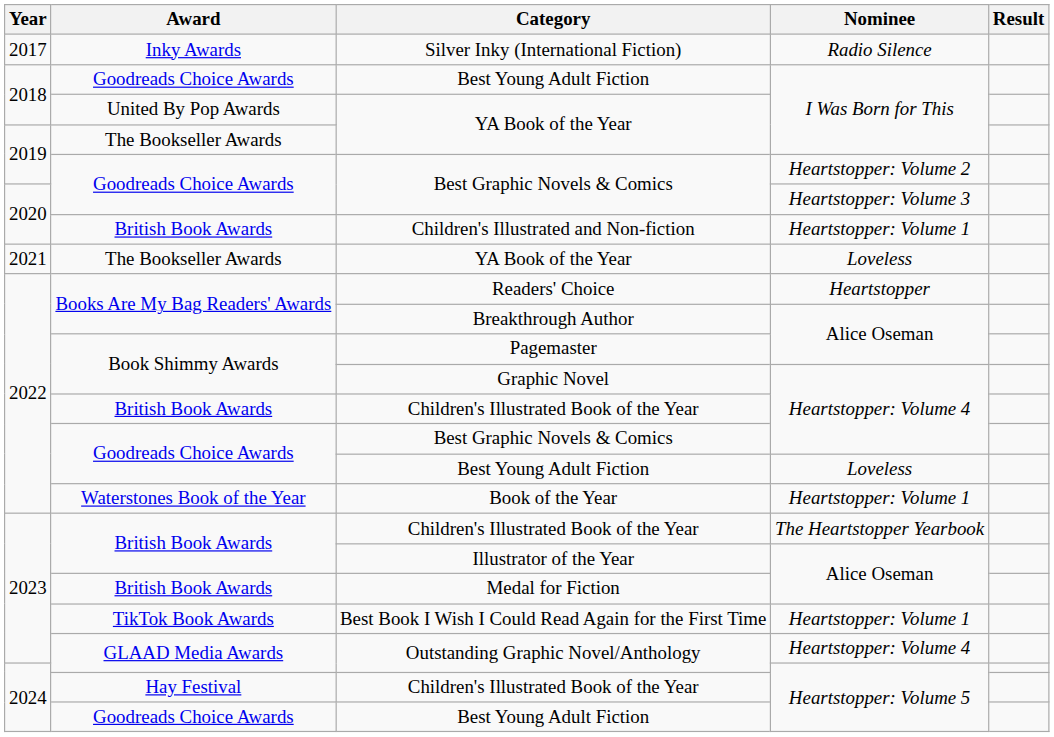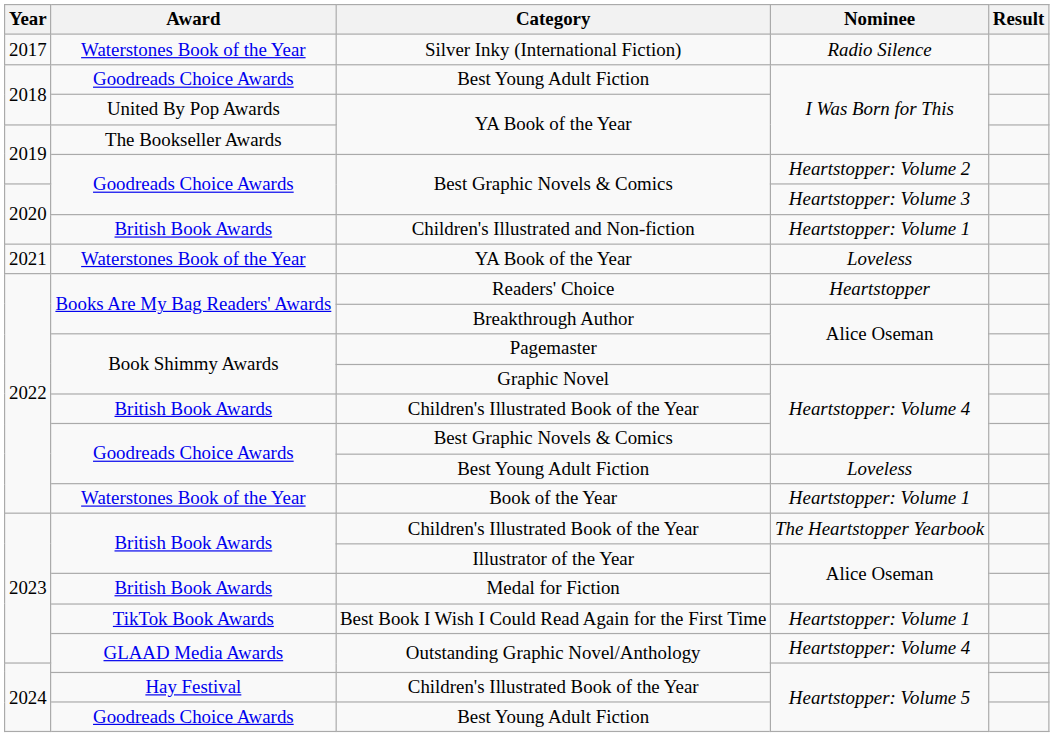(193, 49) Inky Awards -> (193, 49) Waterstones Book of the Year
(193, 259) The Bookseller Awards -> (193, 259) Waterstones Book of the Year
